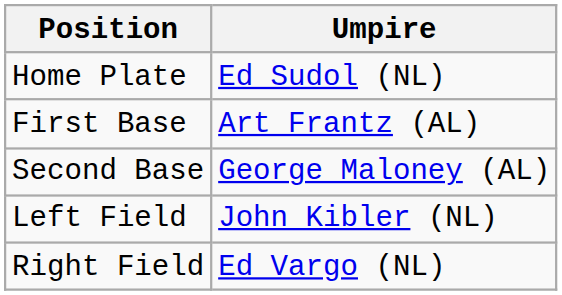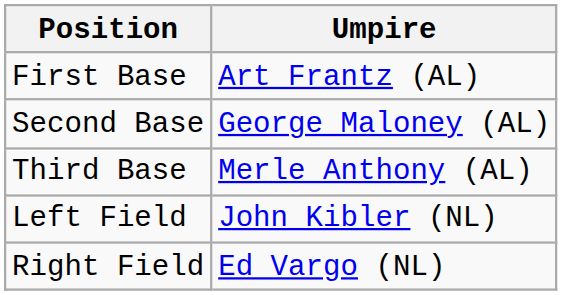- row: (99, 76)
+ row: (99, 171)
